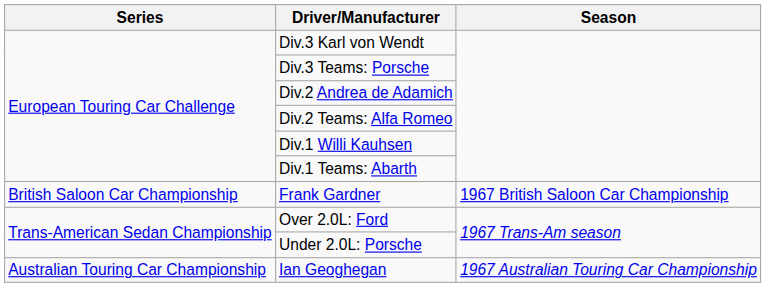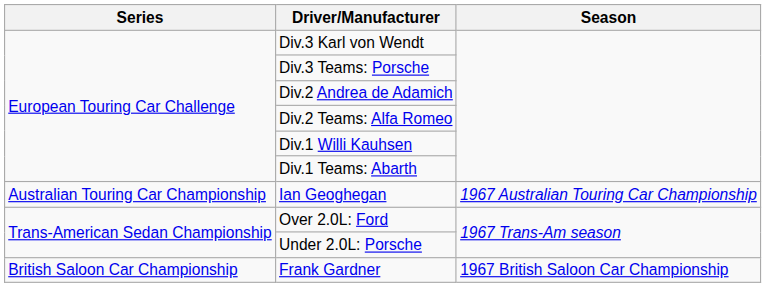rows swapped: (333, 270) <-> (330, 194)
